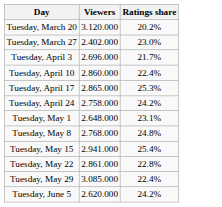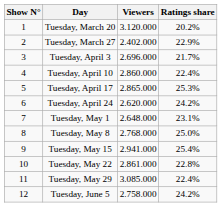+ column: (24, 12)
(149, 42) 23.0% -> (188, 42) 22.9%
(100, 103) 2.758.000 -> (138, 103) 2.620.000
(149, 134) 24.8% -> (188, 134) 25.0%
(100, 194) 2.620.000 -> (138, 194) 2.758.000
